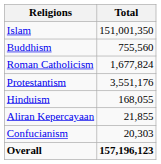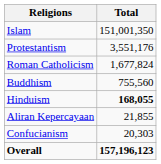rows swapped: (36, 82) <-> (29, 47)
(136, 99) normal -> (136, 99) bold
